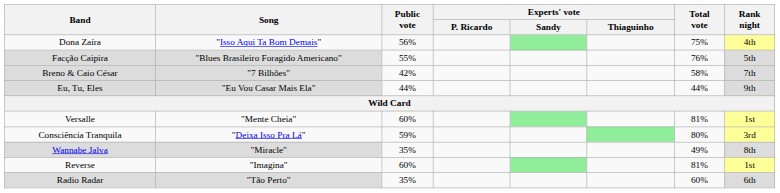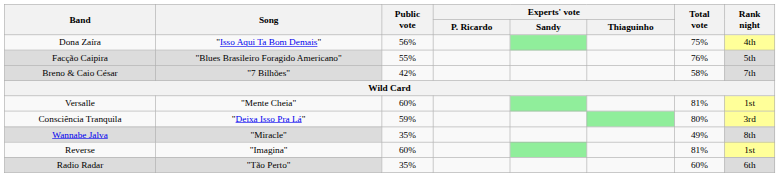- row: (80, 88)
